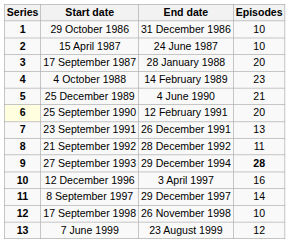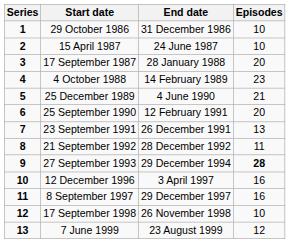(23, 113) lightyellow background -> (23, 113) no background
(259, 197) 14 -> (259, 197) 16
